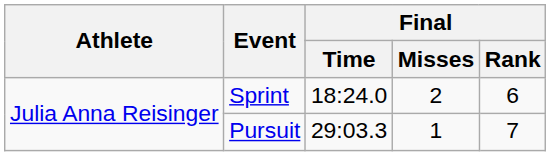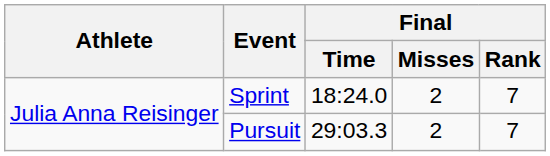(513, 95) 6 -> (513, 95) 7
(436, 131) 1 -> (436, 131) 2
